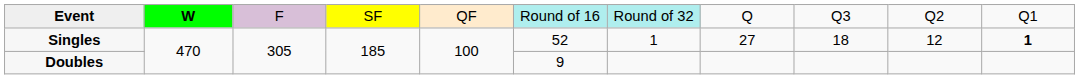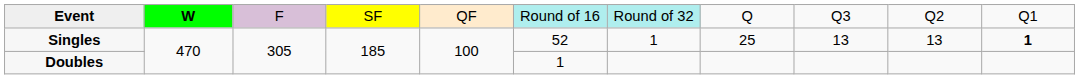(747, 40) 27 -> (747, 40) 25
(841, 40) 18 -> (841, 40) 13
(934, 40) 12 -> (934, 40) 13
(560, 63) 9 -> (560, 63) 1
